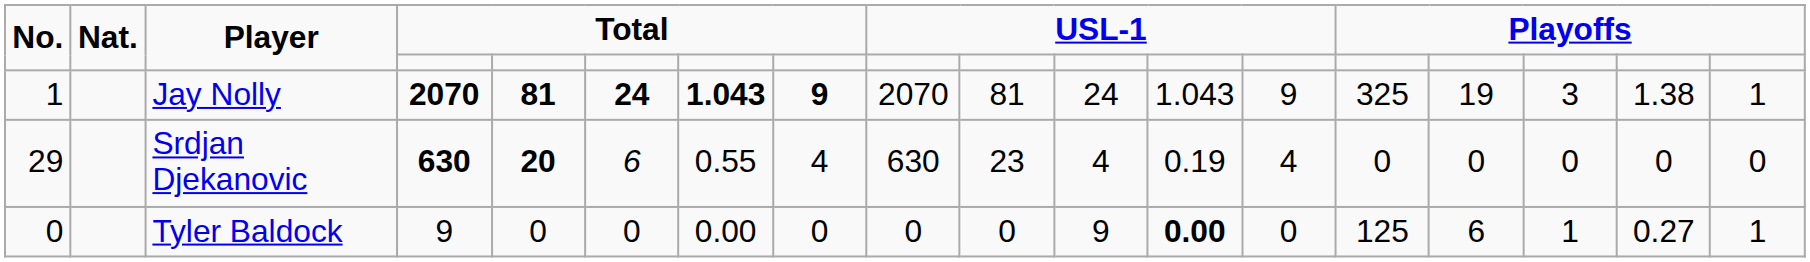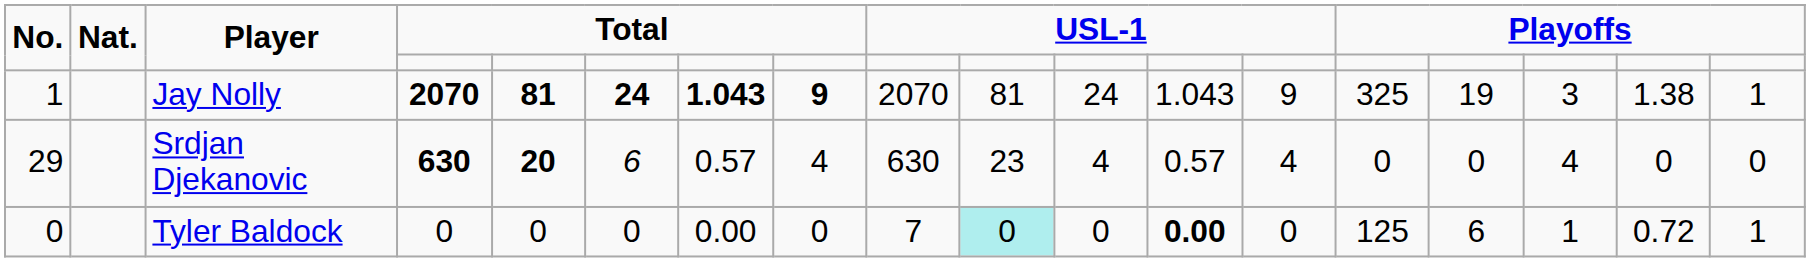(726, 162) 0.55 -> (726, 162) 0.57
(1195, 162) 0.19 -> (1195, 162) 0.57
(1570, 162) 0 -> (1570, 162) 4
(444, 230) 9 -> (444, 230) 0
(913, 230) 0 -> (913, 230) 7
(1007, 230) no background -> (1007, 230) paleturquoise background
(1101, 230) 9 -> (1101, 230) 0
(1664, 230) 0.27 -> (1664, 230) 0.72
